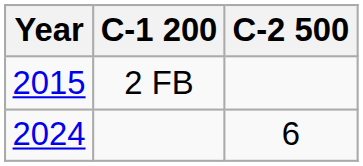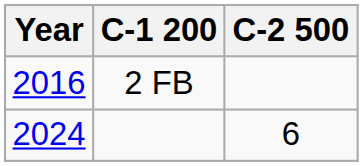(49, 82) 2015 -> (49, 82) 2016
